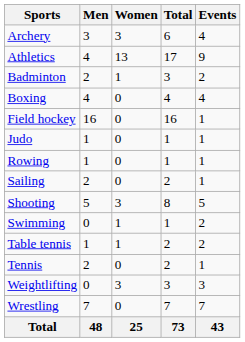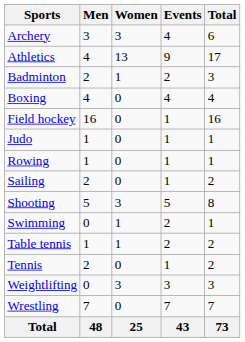columns swapped: (178, 14) <-> (217, 14)
